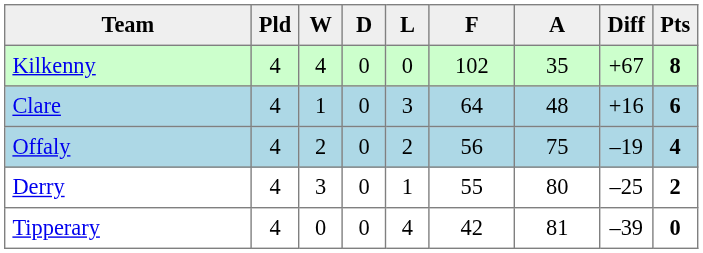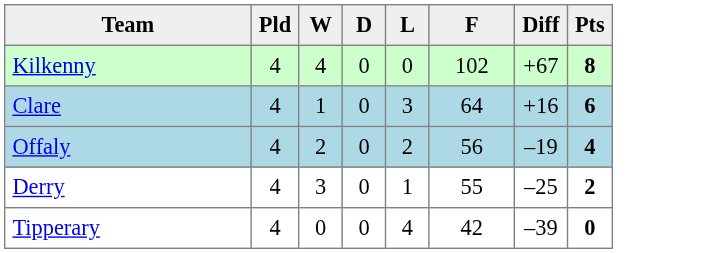- column: (557, 24)
